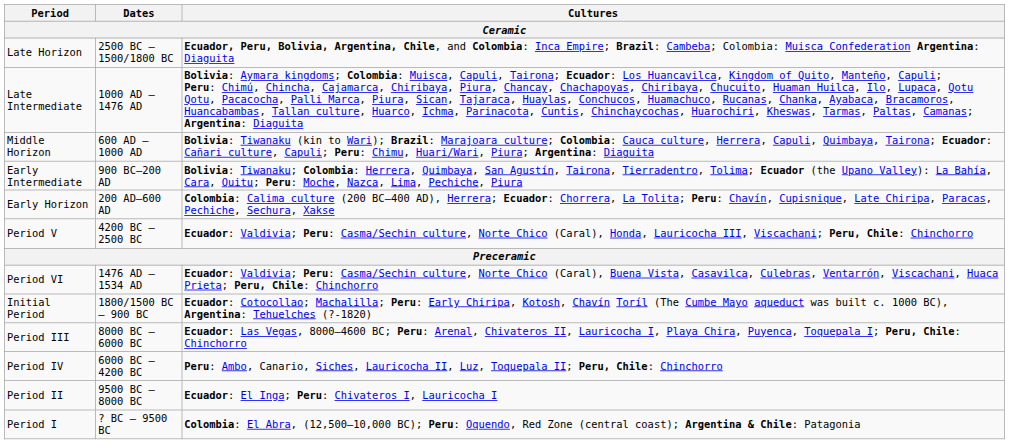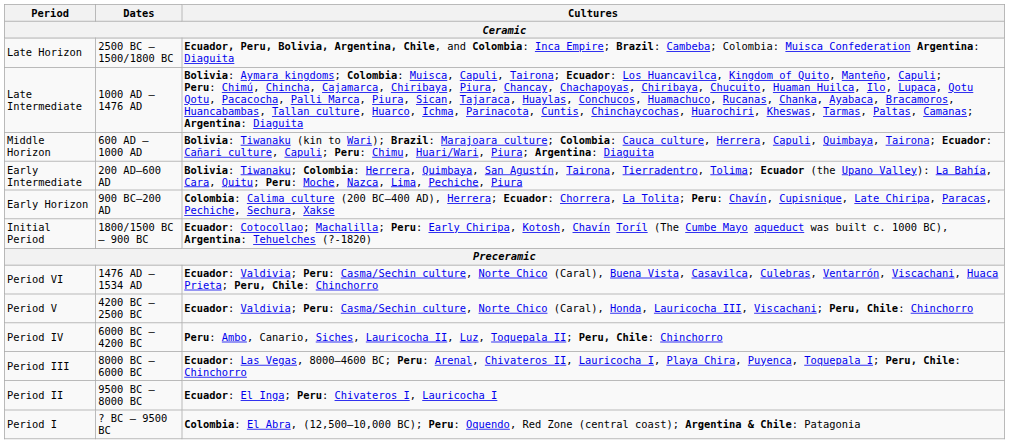(130, 176) 900 BC–200 AD -> (130, 176) 200 AD–600 AD
(130, 205) 200 AD–600 AD -> (130, 205) 900 BC–200 AD
rows swapped: (29, 308) <-> (32, 234)
rows swapped: (35, 366) <-> (38, 337)
